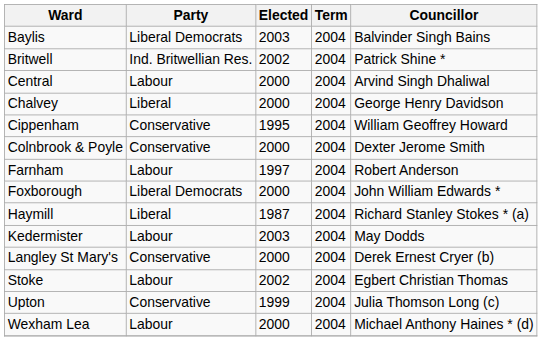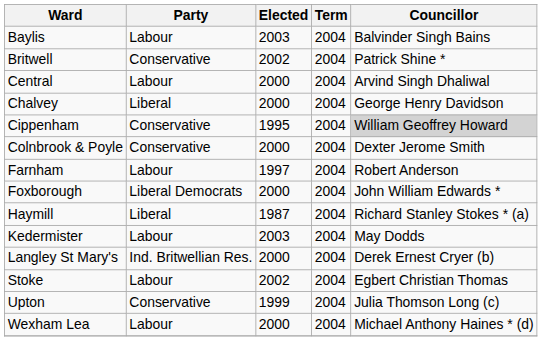(186, 37) Liberal Democrats -> (151, 37) Labour
(191, 59) Ind. Britwellian Res. -> (170, 59) Conservative
(431, 125) no background -> (431, 125) lightgrey background
(170, 258) Conservative -> (191, 258) Ind. Britwellian Res.
